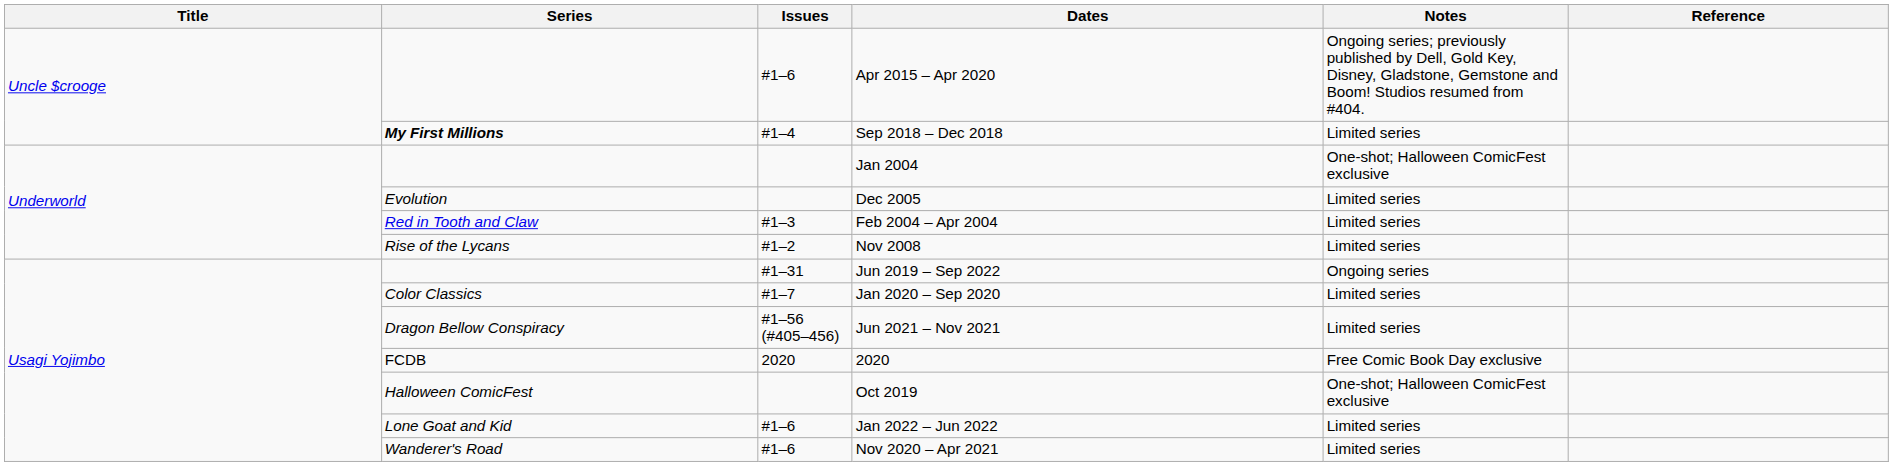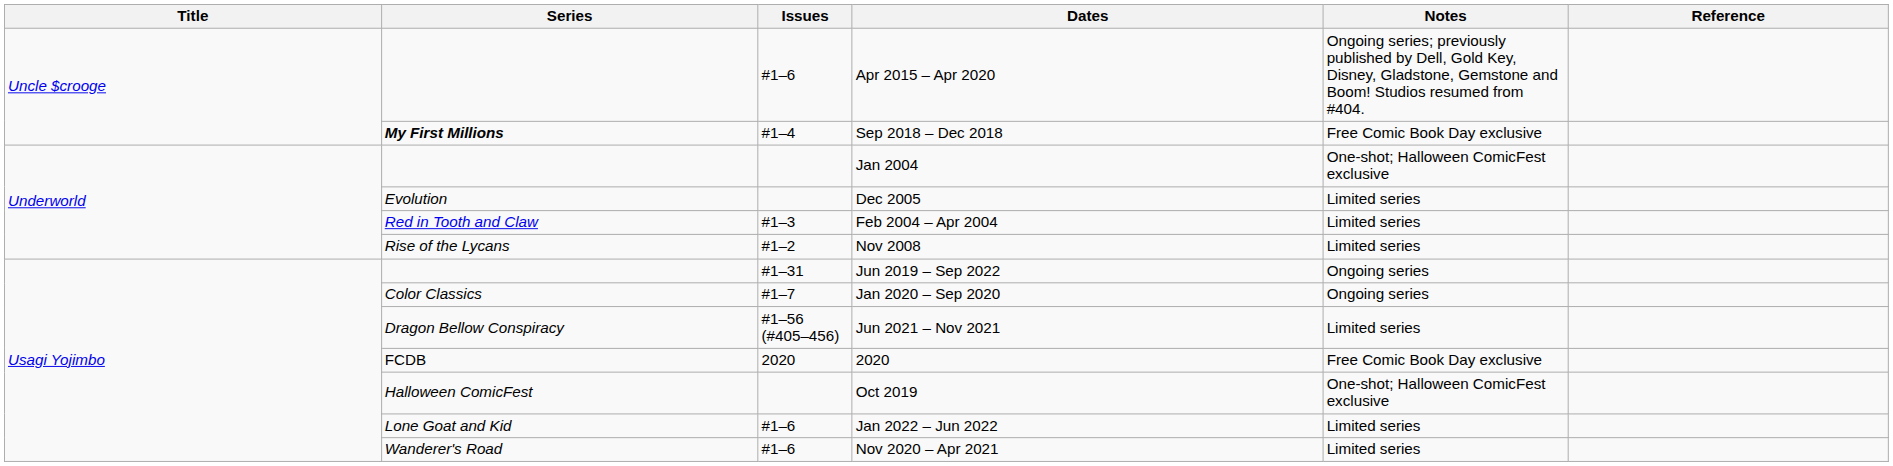(1374, 133) Limited series -> (1434, 133) Free Comic Book Day exclusive
(1374, 294) Limited series -> (1378, 294) Ongoing series
